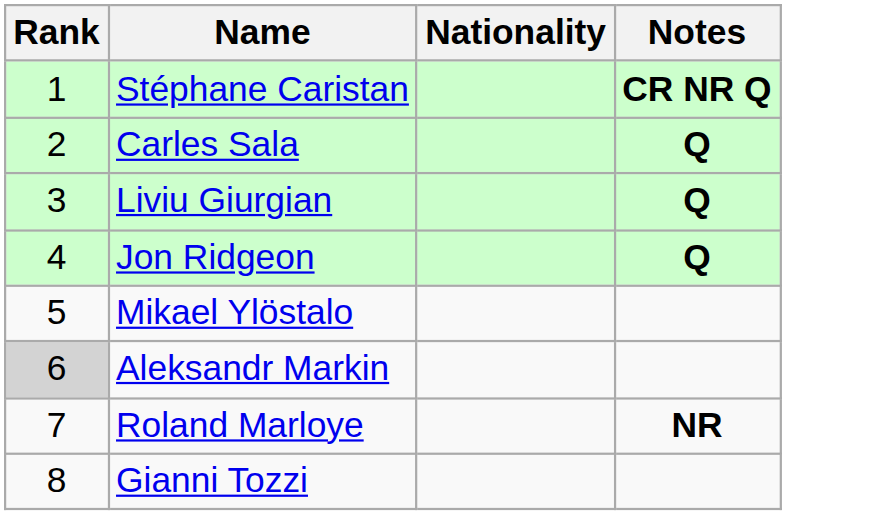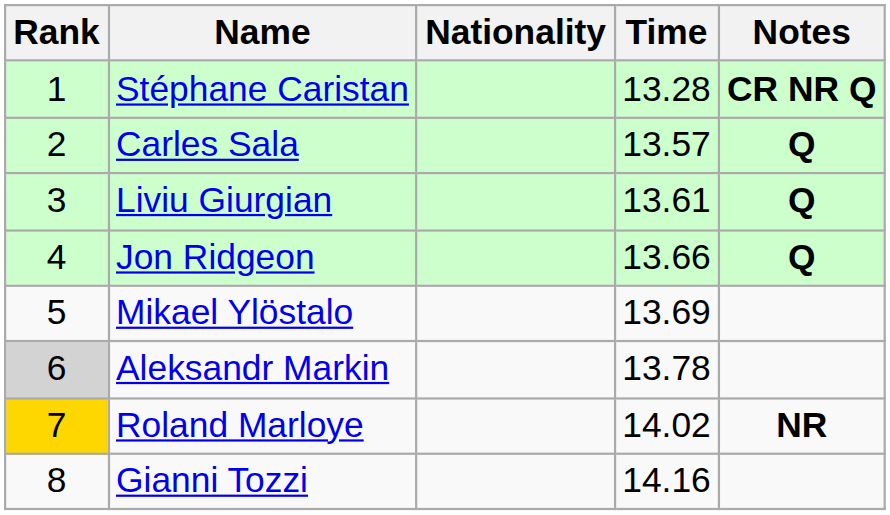+ column: (667, 32)
(56, 425) no background -> (56, 425) gold background
